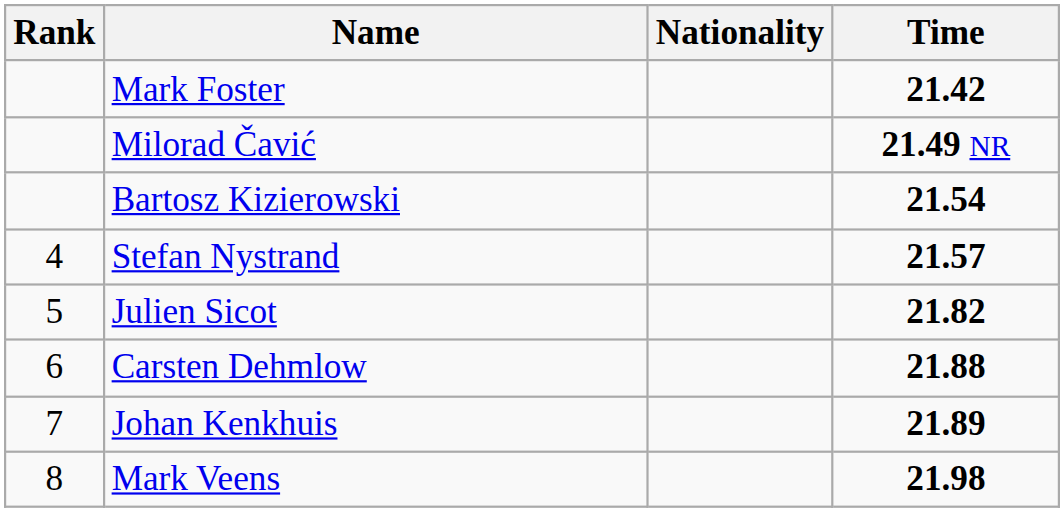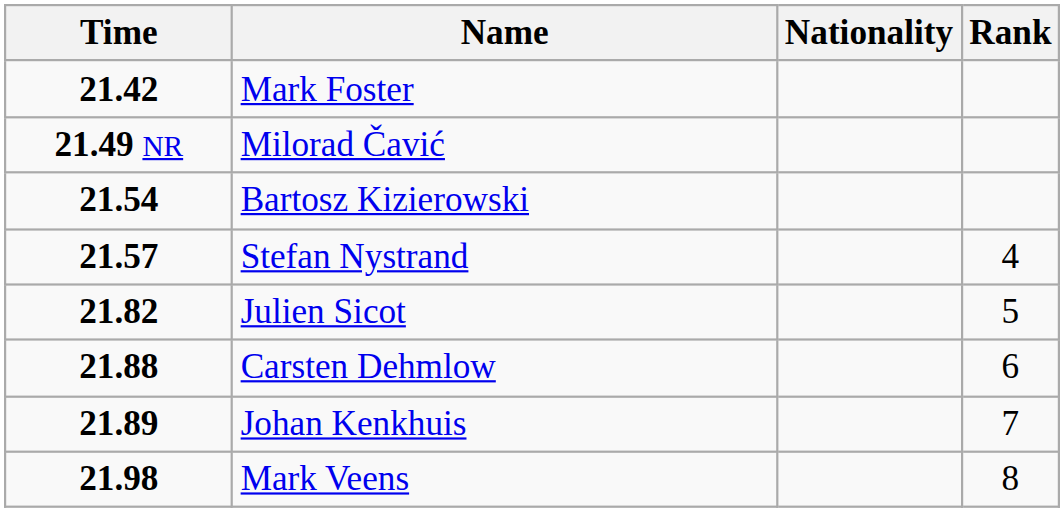columns swapped: (54, 32) <-> (946, 32)
